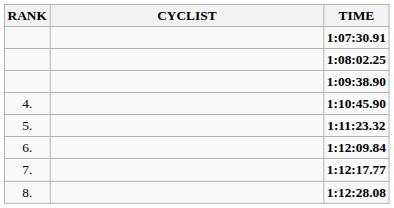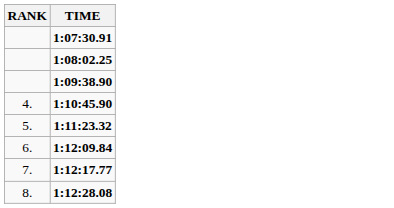- column: (187, 15)
